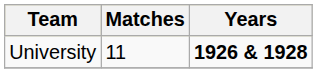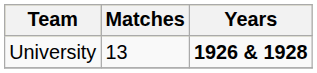(116, 51) 11 -> (116, 51) 13
